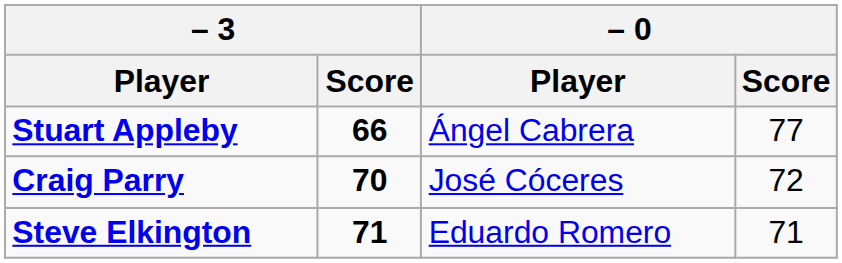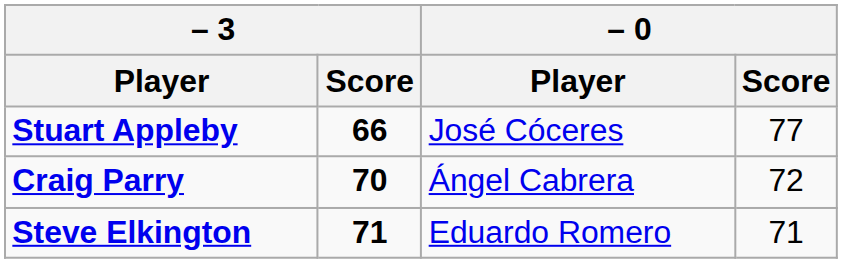(531, 130) Ángel Cabrera -> (526, 130) José Cóceres
(526, 181) José Cóceres -> (531, 181) Ángel Cabrera
